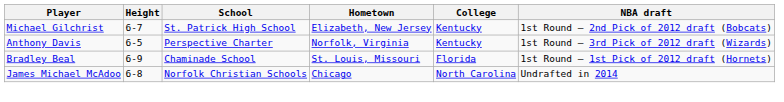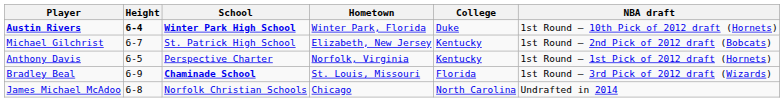+ row: (44, 28)
(646, 43) 1st Round – 3rd Pick of 2012 draft (Wizards) -> (646, 58) 1st Round – 1st Pick of 2012 draft (Hornets)
(210, 58) normal -> (210, 74) bold
(646, 58) 1st Round – 1st Pick of 2012 draft (Hornets) -> (646, 74) 1st Round – 3rd Pick of 2012 draft (Wizards)
